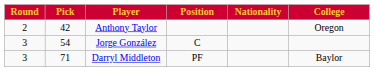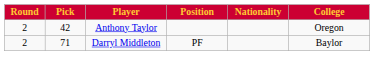- row: (126, 43)
(25, 58) 3 -> (25, 43) 2
